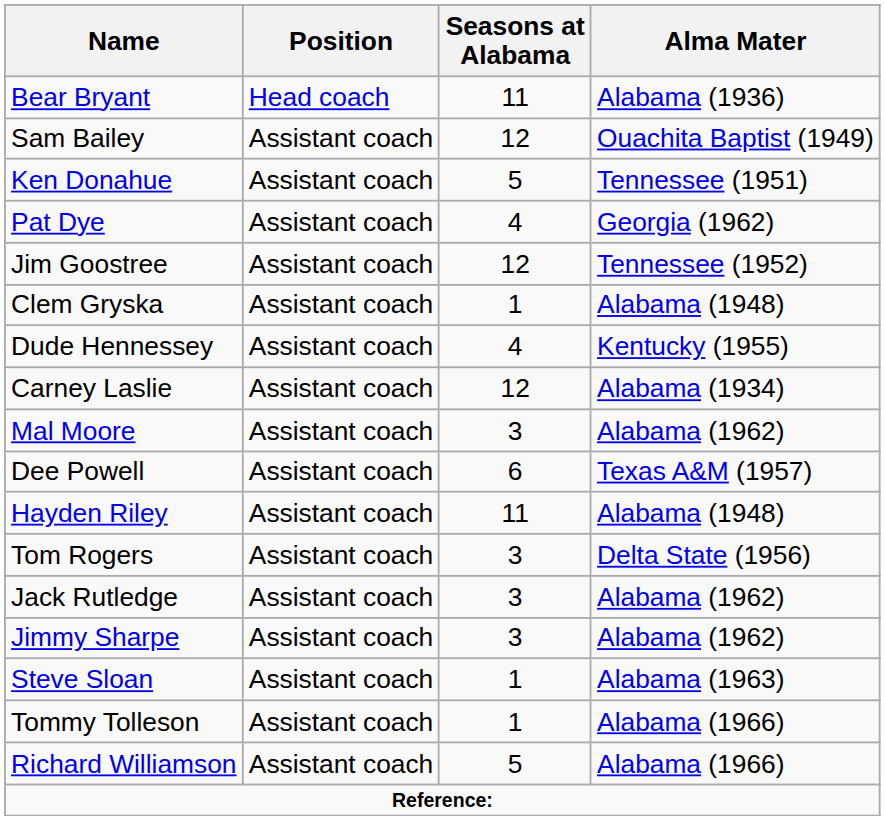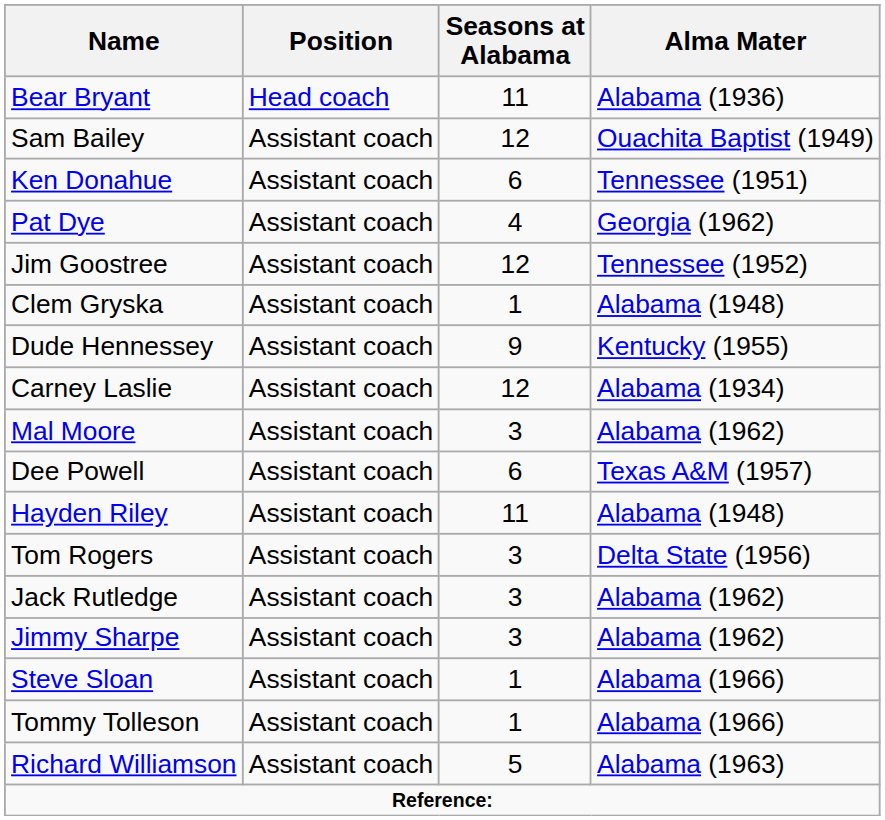(515, 180) 5 -> (515, 180) 6
(515, 347) 4 -> (515, 347) 9
(691, 680) Alabama (1963) -> (691, 680) Alabama (1966)
(691, 763) Alabama (1966) -> (691, 763) Alabama (1963)
